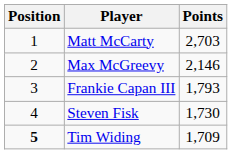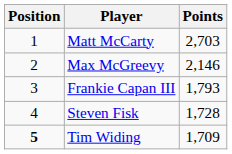(203, 112) 1,730 -> (203, 112) 1,728
